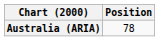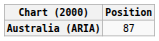(129, 28) 78 -> (129, 28) 87
